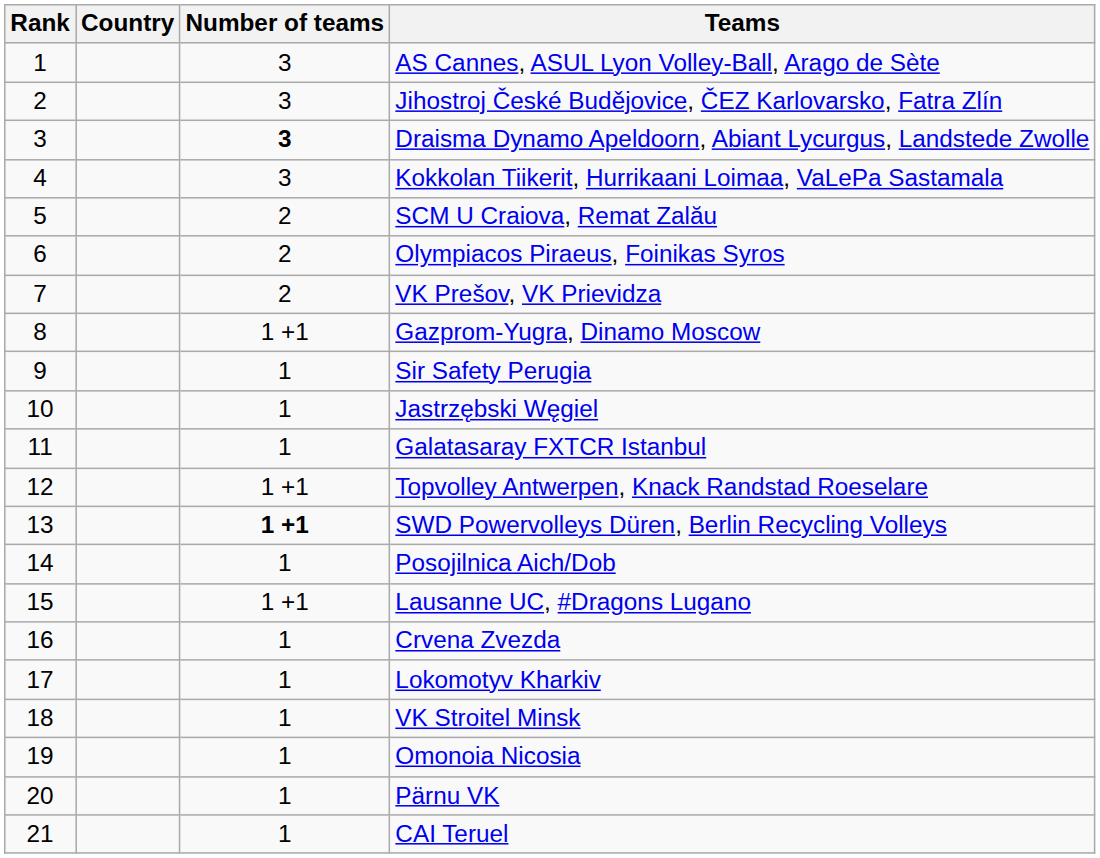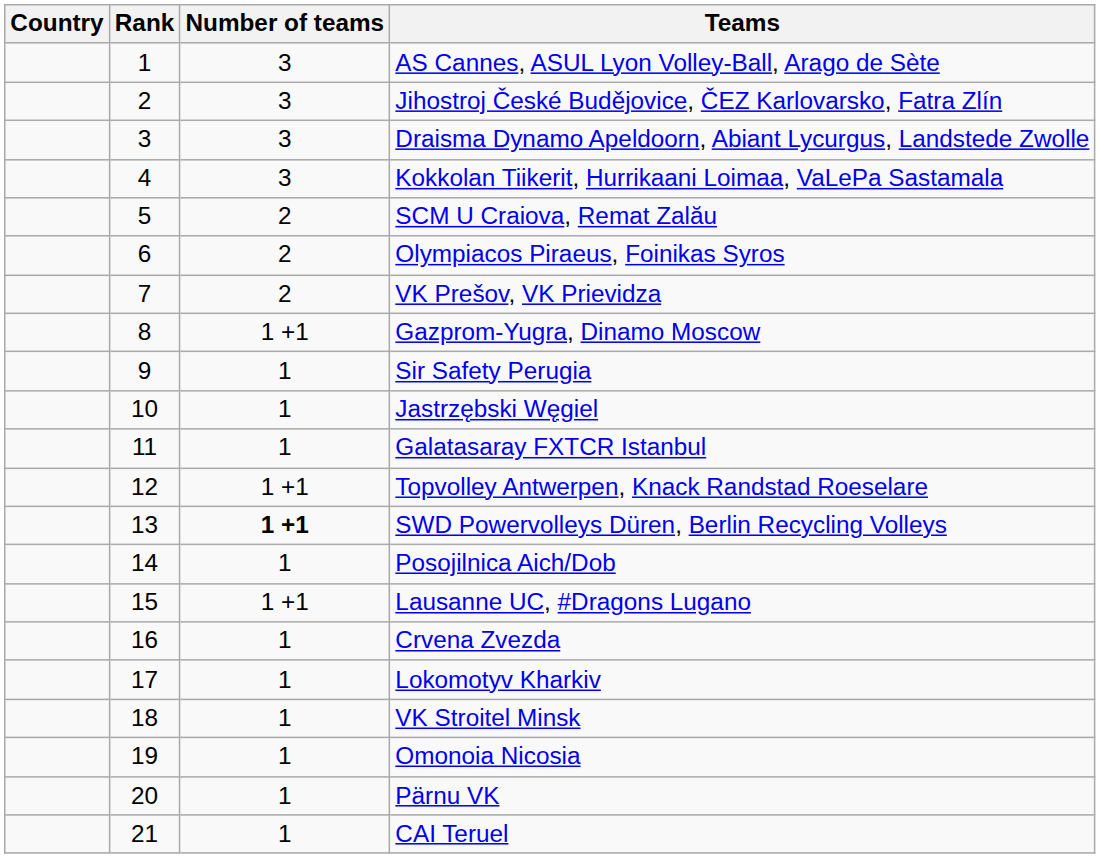columns swapped: (40, 23) <-> (128, 23)
(285, 139) bold -> (285, 139) normal
